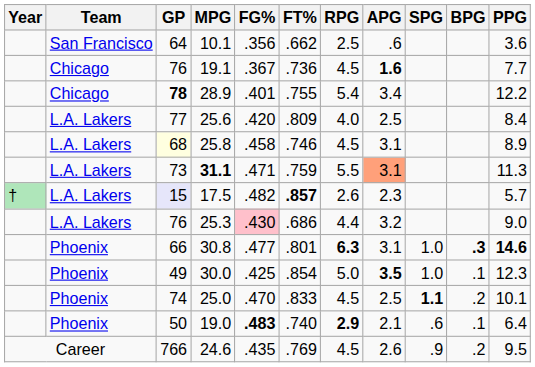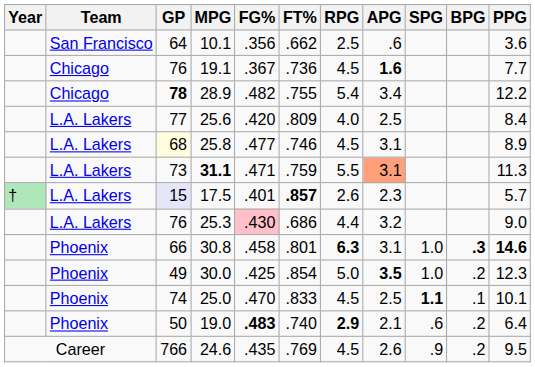(260, 94) .401 -> (260, 94) .482
(260, 145) .458 -> (260, 145) .477
(260, 196) .482 -> (260, 196) .401
(260, 247) .477 -> (260, 247) .458
(479, 273) .1 -> (479, 273) .2
(479, 298) .2 -> (479, 298) .1
(479, 324) .1 -> (479, 324) .2
